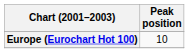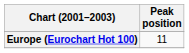(162, 39) 10 -> (162, 39) 11
